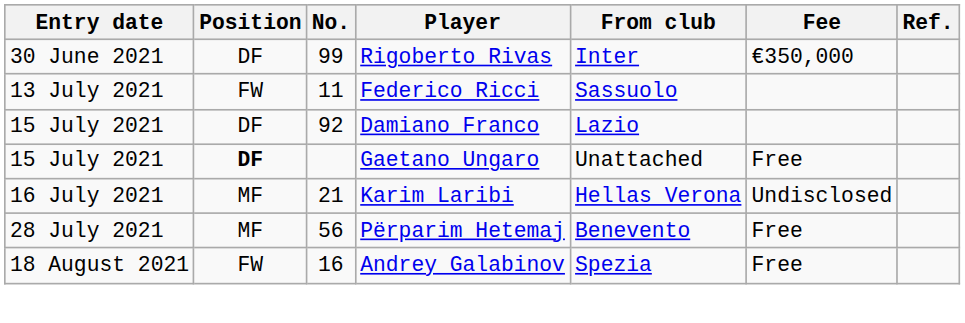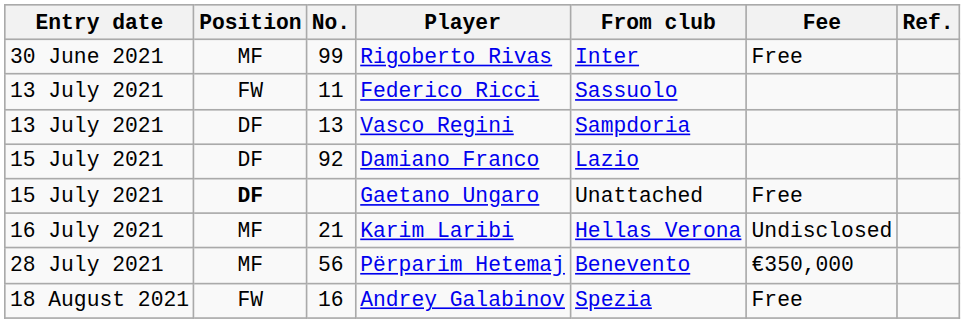(250, 57) DF -> (250, 57) MF
(803, 57) €350,000 -> (777, 57) Free
+ row: (437, 126)
(777, 231) Free -> (803, 265) €350,000
